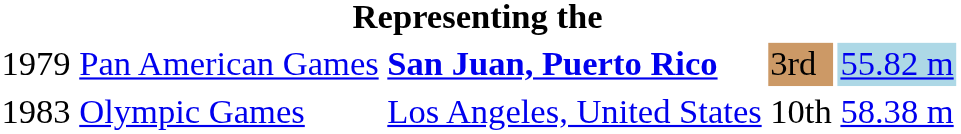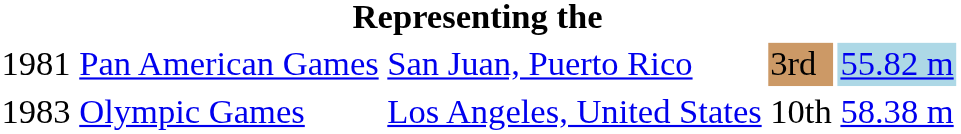(36, 63) 1979 -> (36, 63) 1981
(552, 63) bold -> (540, 63) normal
